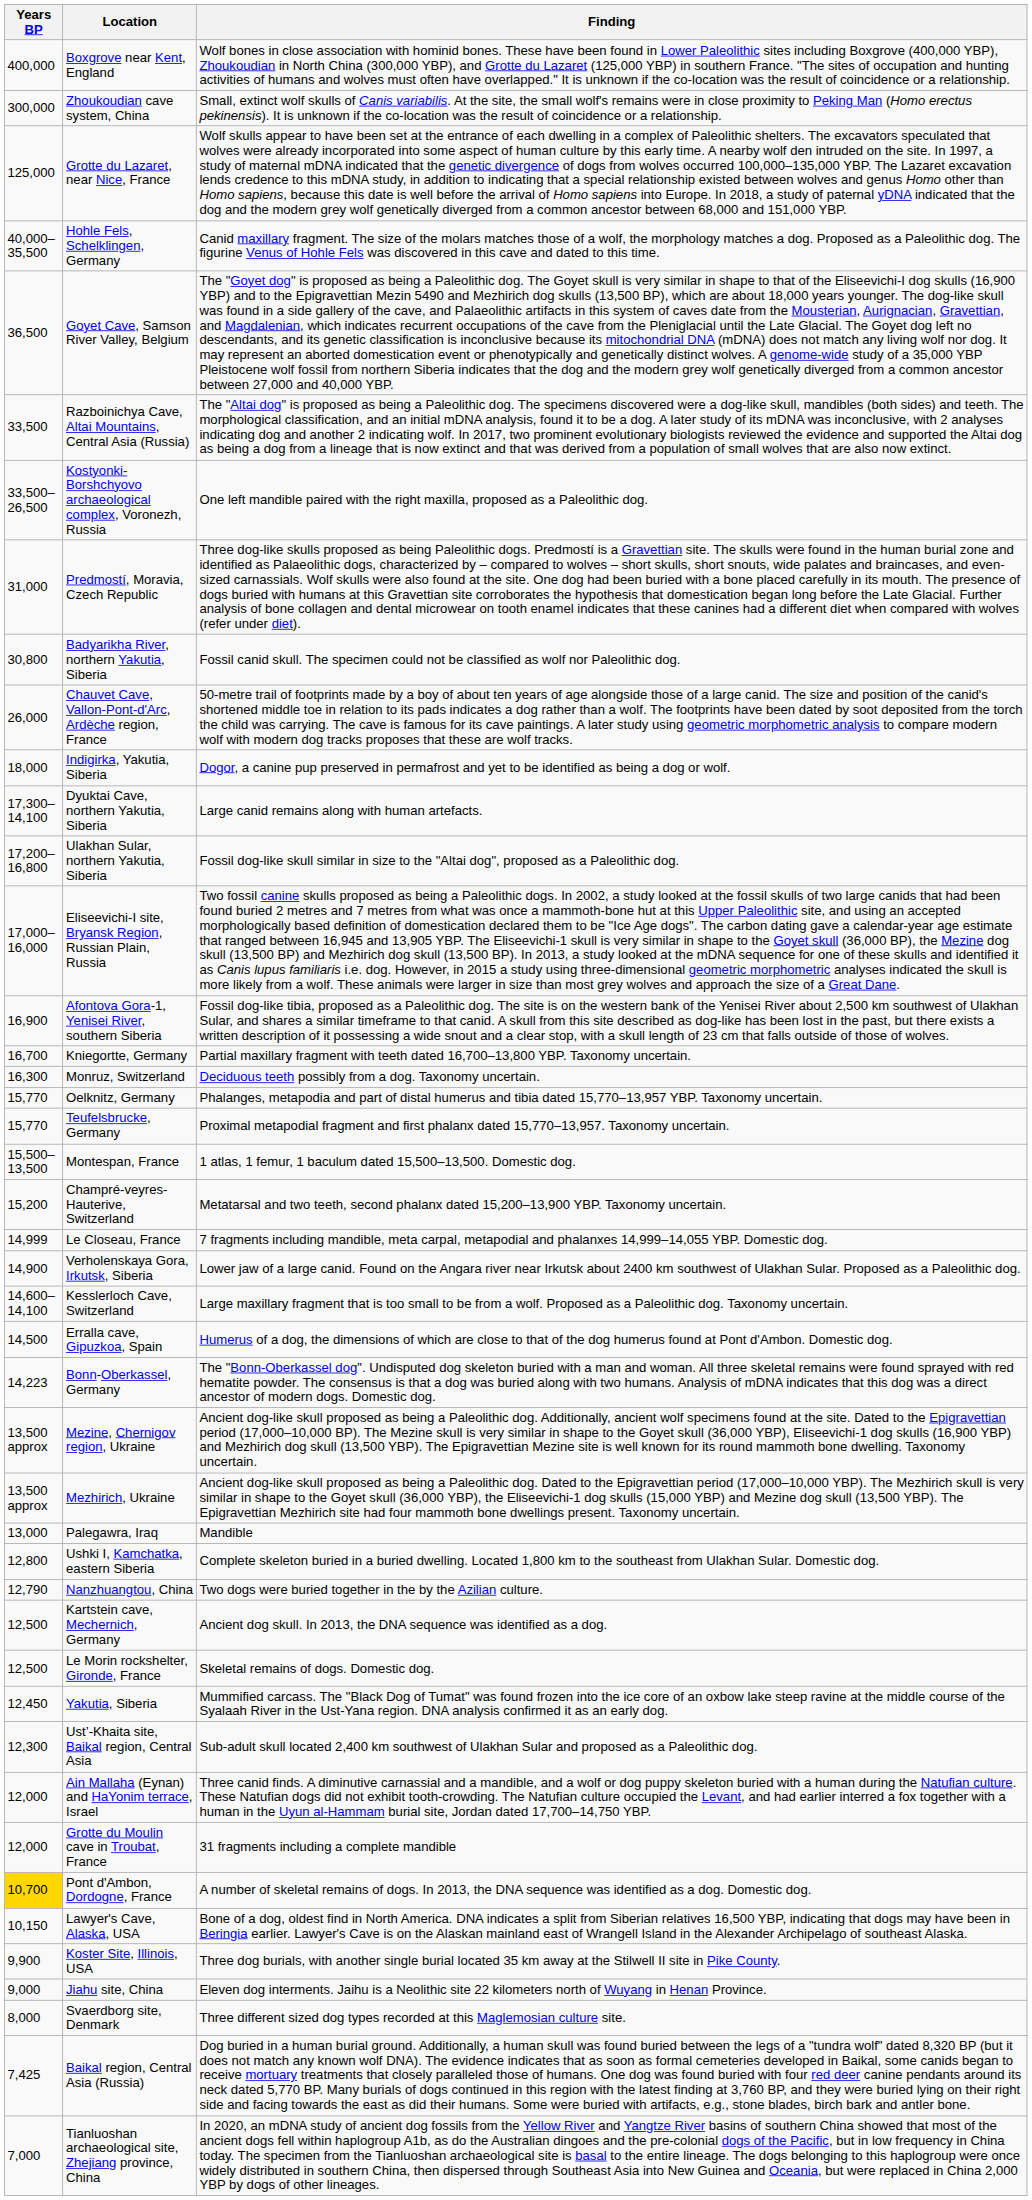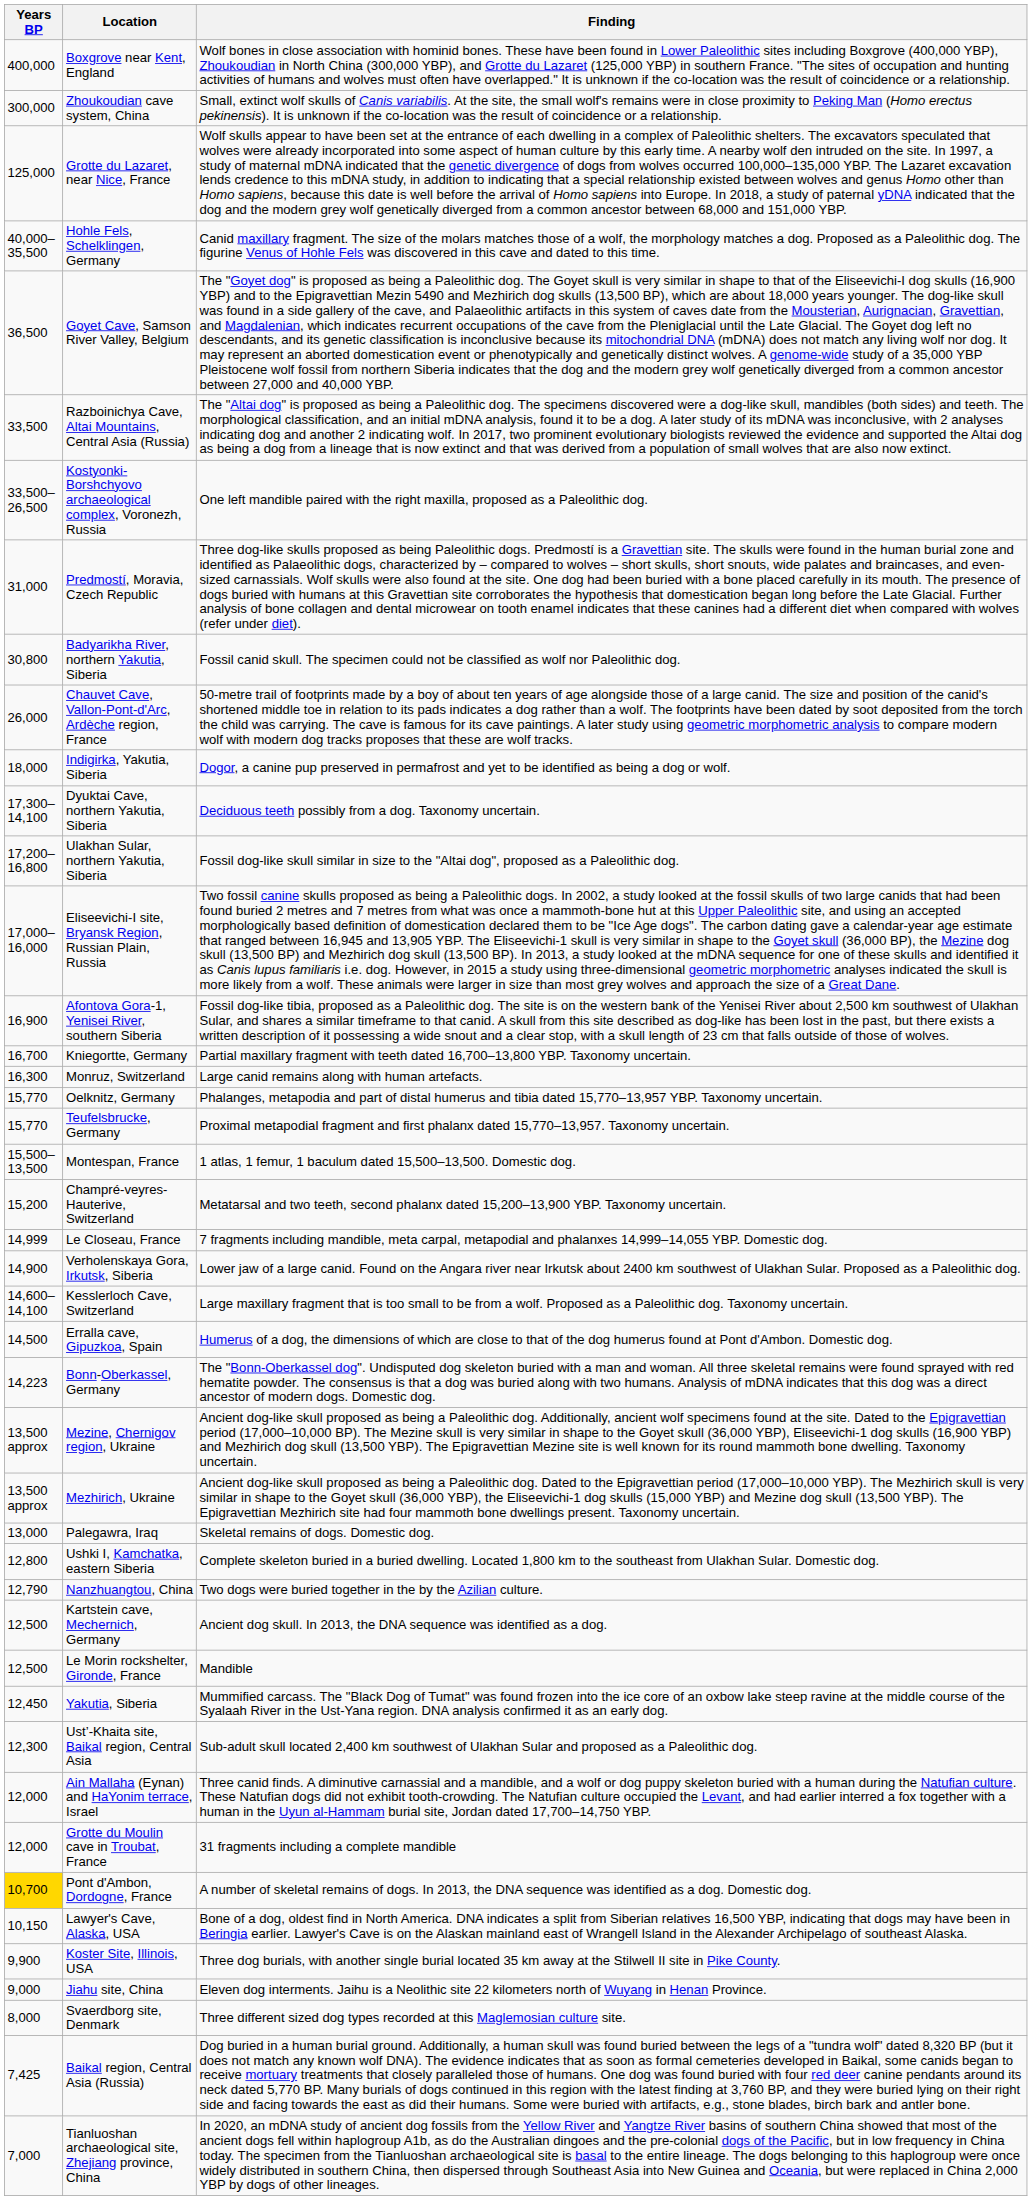(341, 810) Large canid remains along with human artefacts. -> (370, 810) Deciduous teeth possibly from a dog. Taxonomy uncertain.
(370, 1077) Deciduous teeth possibly from a dog. Taxonomy uncertain. -> (341, 1077) Large canid remains along with human artefacts.
(226, 1533) Mandible -> (317, 1533) Skeletal remains of dogs. Domestic dog.
(317, 1668) Skeletal remains of dogs. Domestic dog. -> (226, 1668) Mandible
